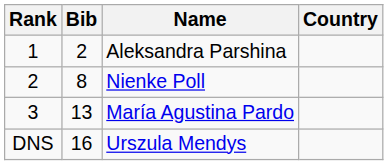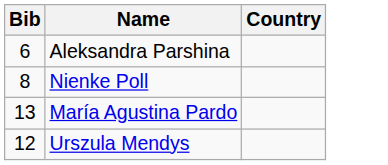- column: (33, 19)
(82, 50) 2 -> (25, 50) 6
(82, 143) 16 -> (25, 143) 12
